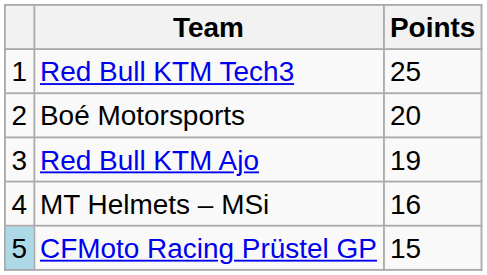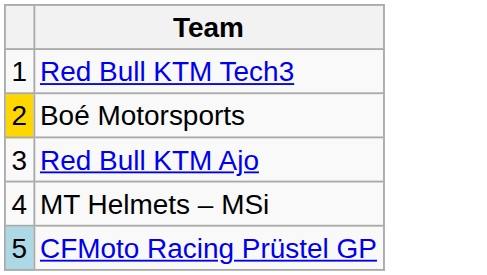- column: (433, 27)
(19, 116) no background -> (19, 116) gold background
